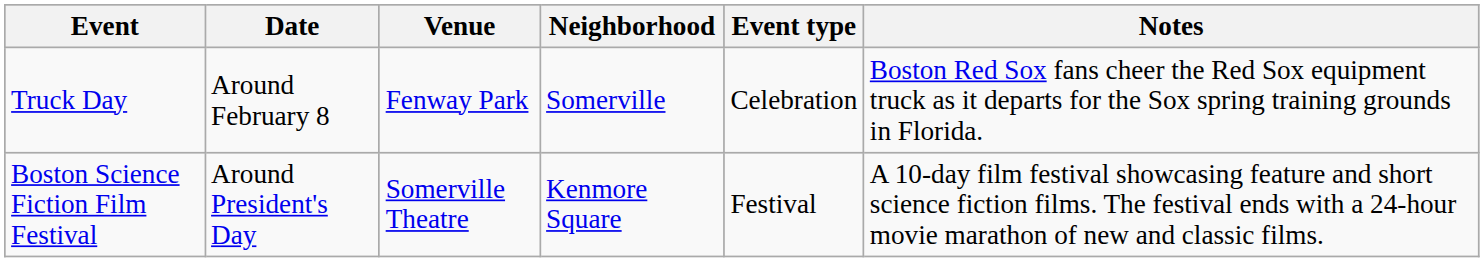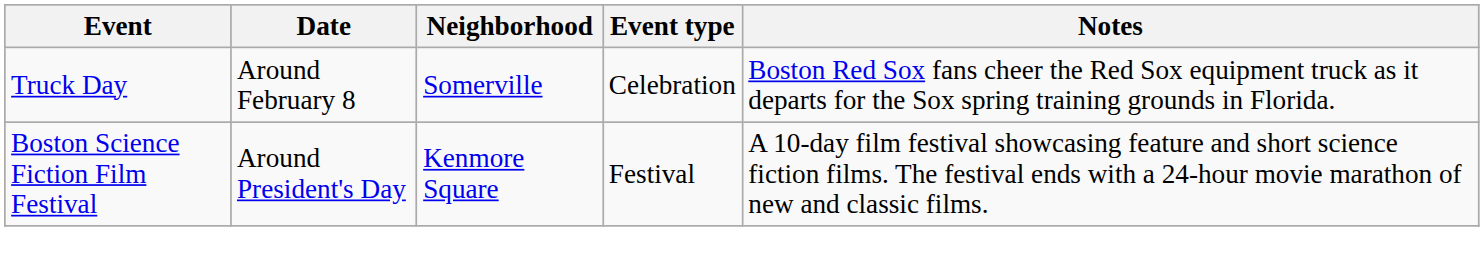- column: (460, 26)
